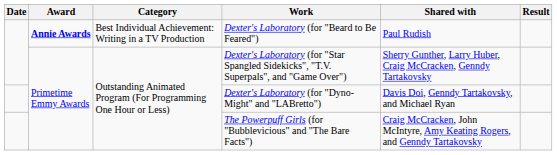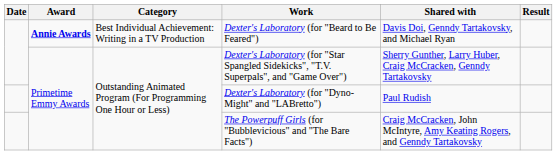(407, 33) Paul Rudish -> (448, 33) Davis Doi, Genndy Tartakovsky, and Michael Ryan
(448, 98) Davis Doi, Genndy Tartakovsky, and Michael Ryan -> (407, 98) Paul Rudish
